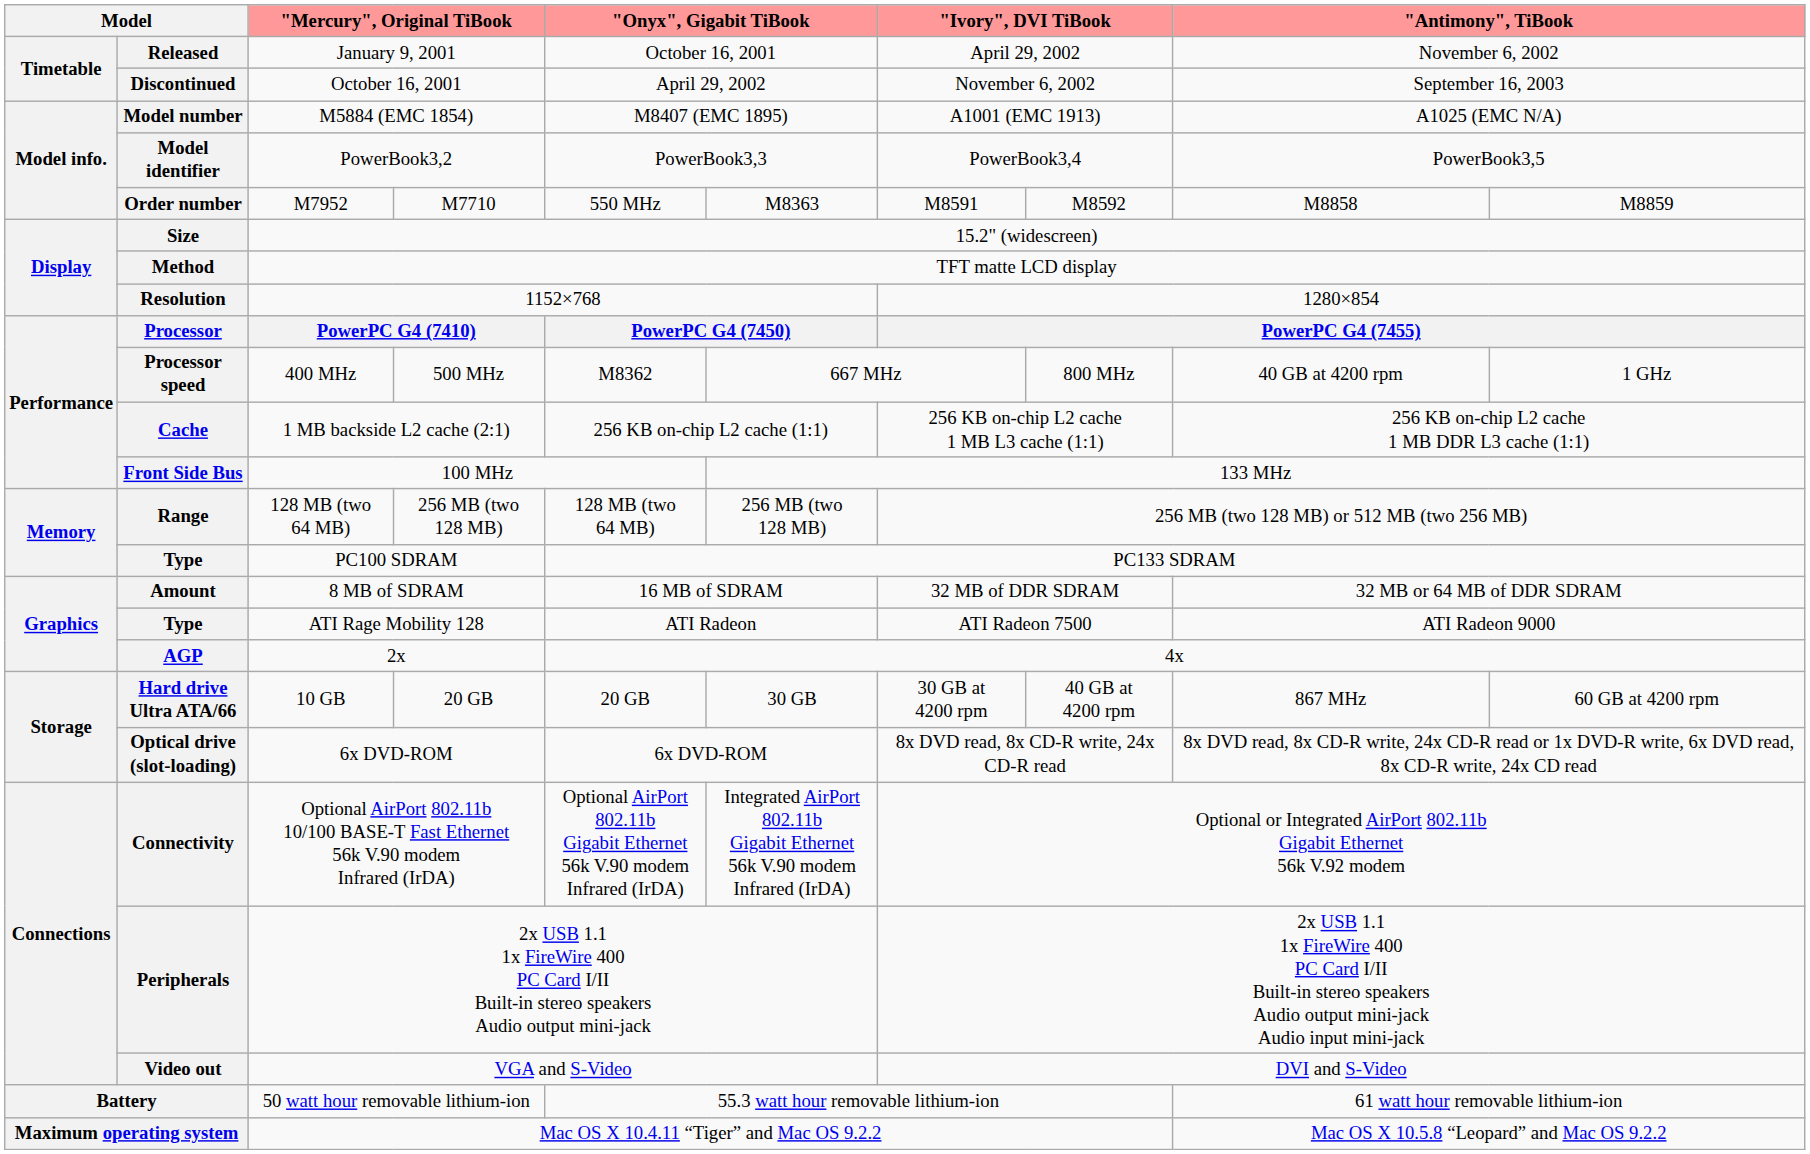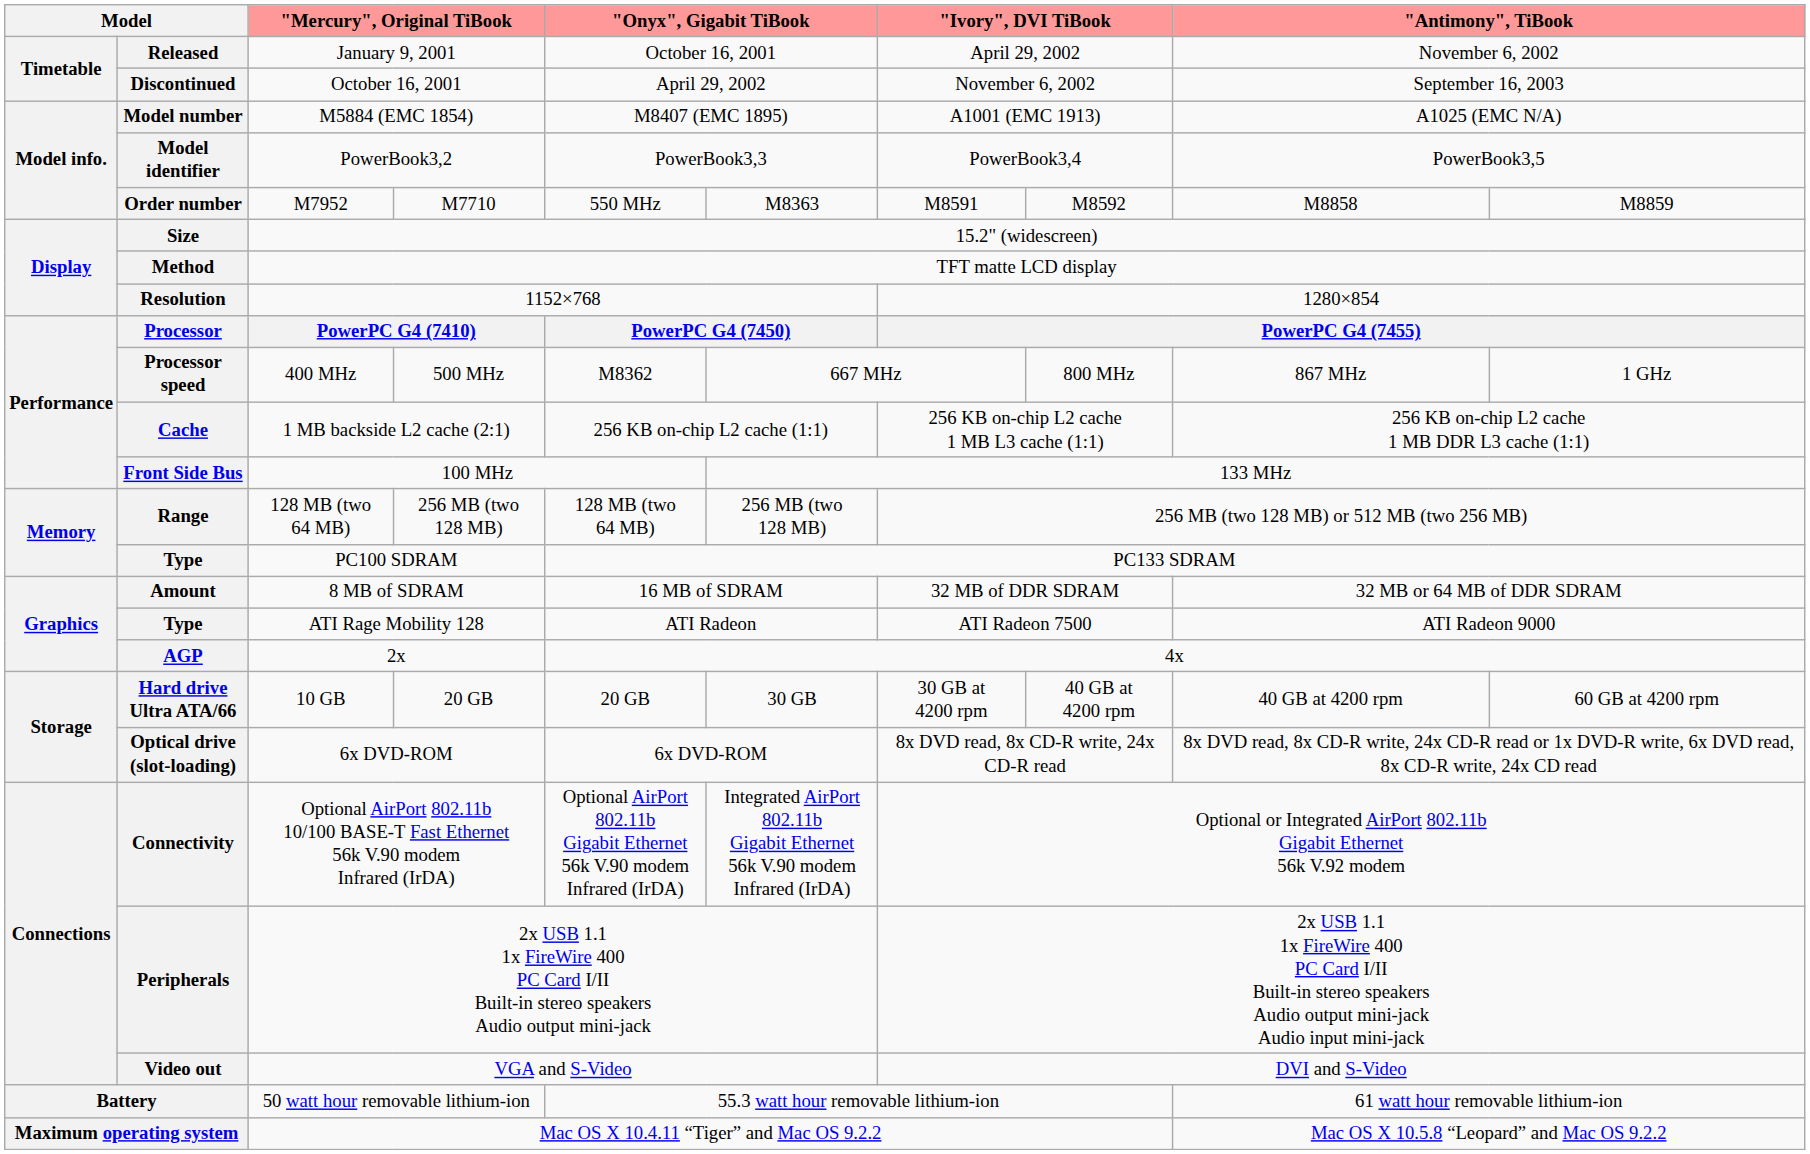(1331, 374) 40 GB at 4200 rpm -> (1331, 374) 867 MHz
(1331, 699) 867 MHz -> (1331, 699) 40 GB at 4200 rpm
